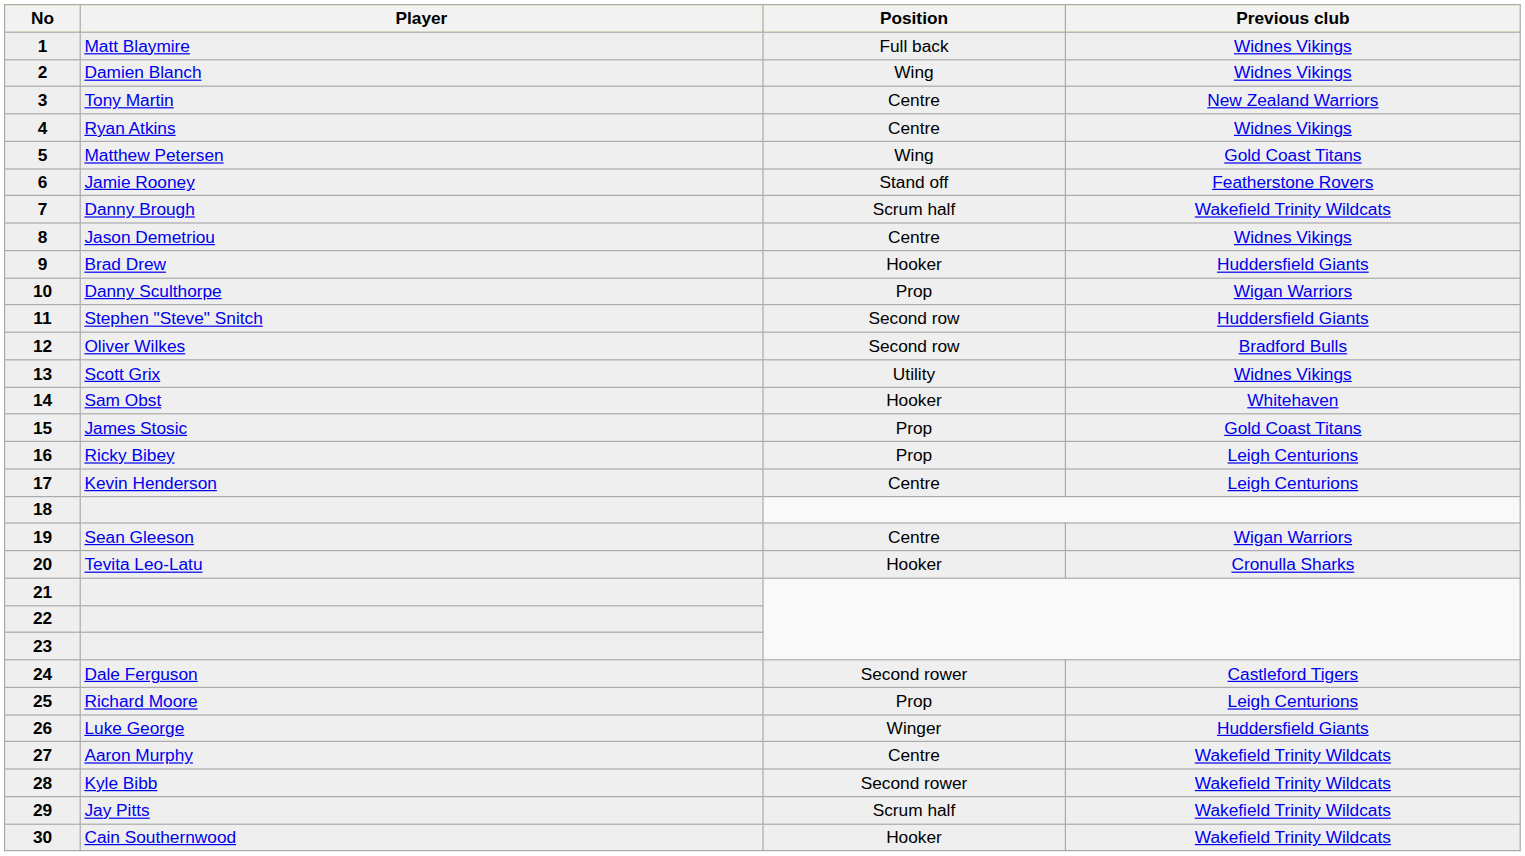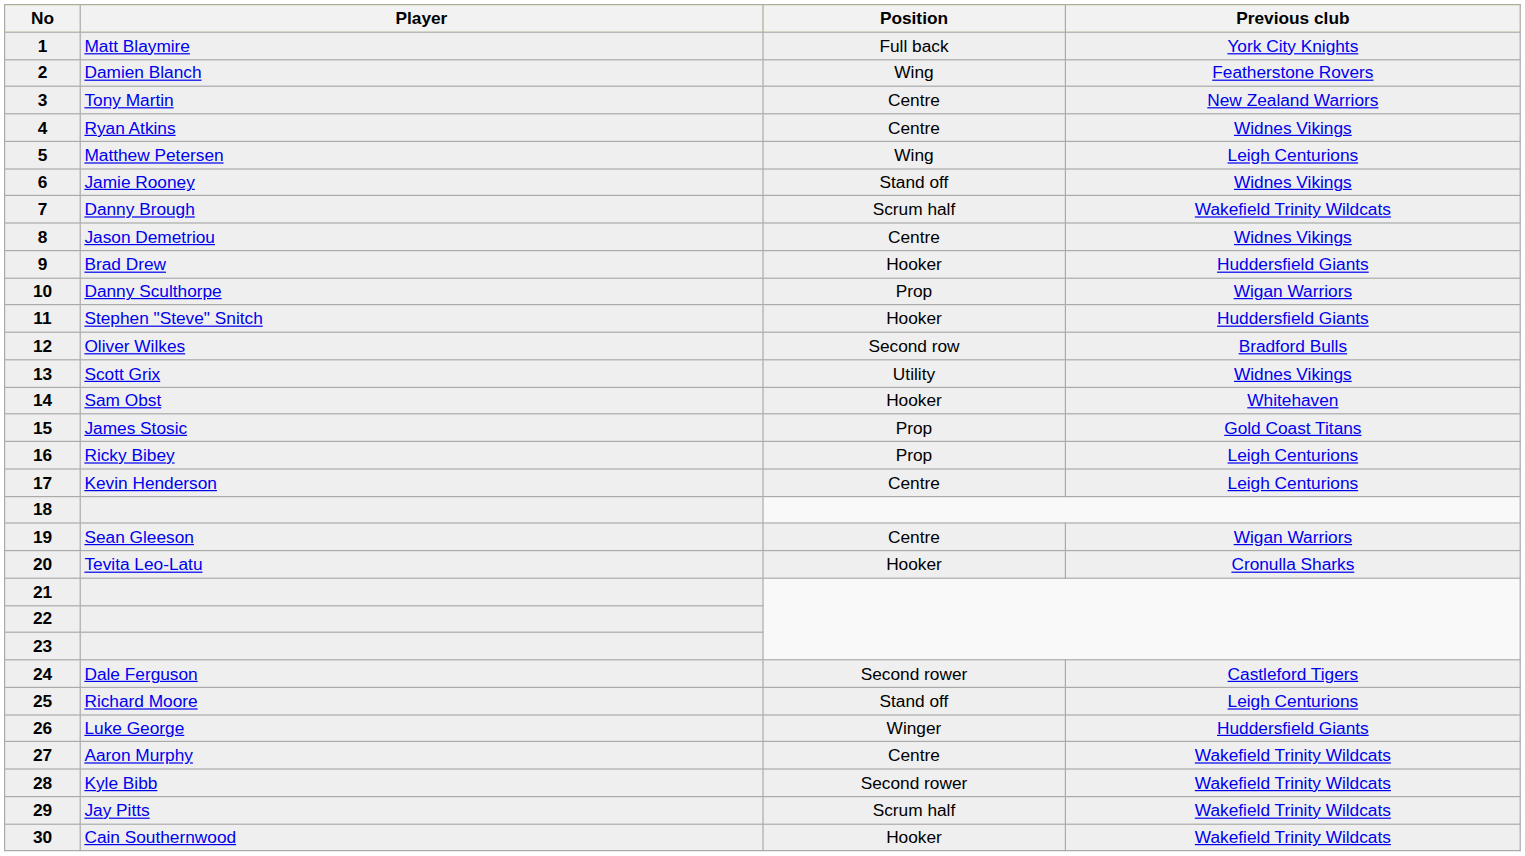(1293, 46) Widnes Vikings -> (1293, 46) York City Knights
(1293, 73) Widnes Vikings -> (1293, 73) Featherstone Rovers
(1293, 155) Gold Coast Titans -> (1293, 155) Leigh Centurions
(1293, 182) Featherstone Rovers -> (1293, 182) Widnes Vikings
(914, 319) Second row -> (914, 319) Hooker
(914, 701) Prop -> (914, 701) Stand off
